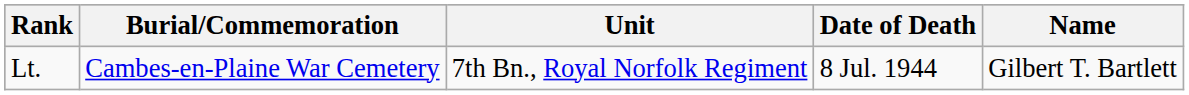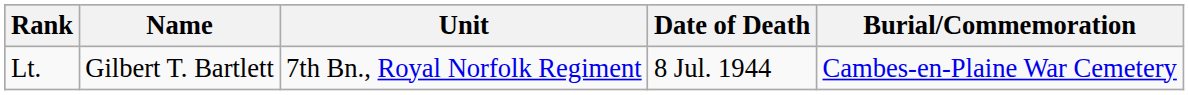columns swapped: (1083, 25) <-> (262, 25)
